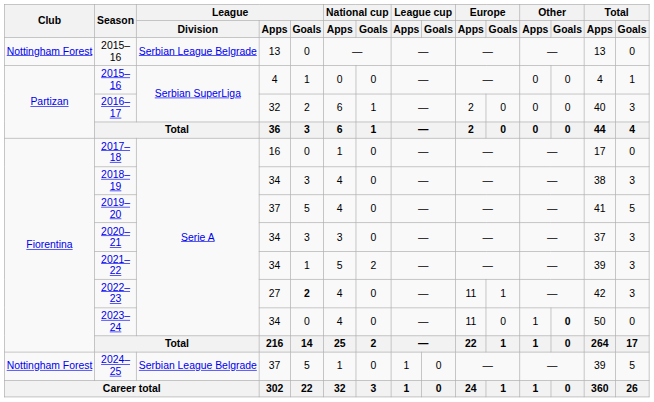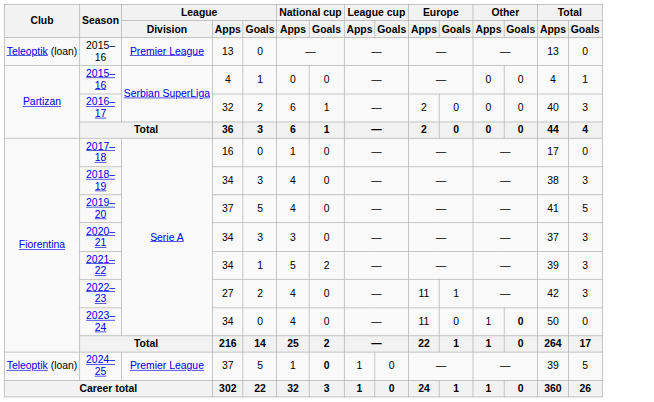(49, 51) Nottingham Forest -> (42, 51) Teleoptik (loan)
(198, 51) Serbian League Belgrade -> (167, 51) Premier League
(307, 293) bold -> (260, 293) normal
(49, 366) Nottingham Forest -> (42, 366) Teleoptik (loan)
(198, 366) Serbian League Belgrade -> (167, 366) Premier League
(373, 366) normal -> (327, 366) bold
